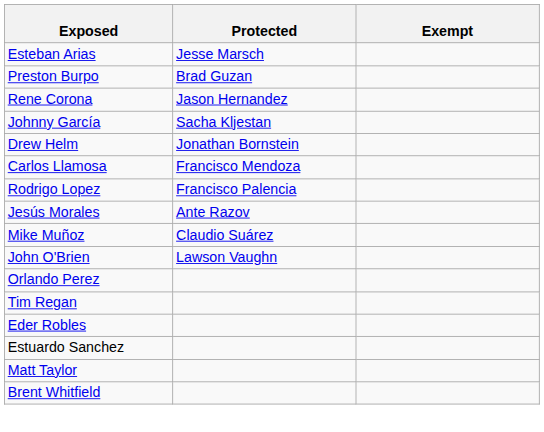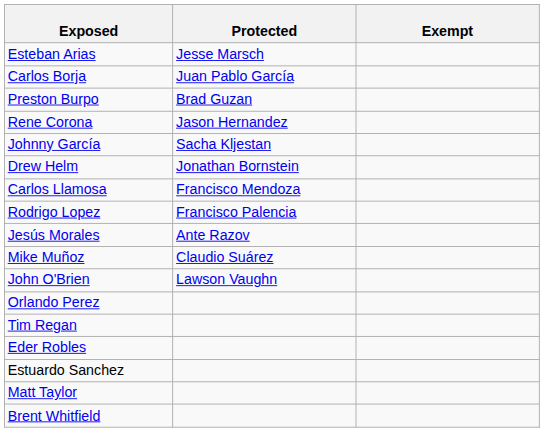+ row: (47, 76)
